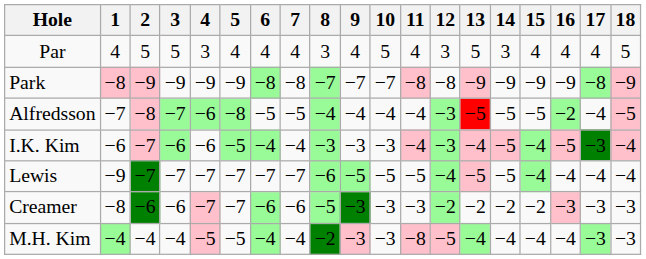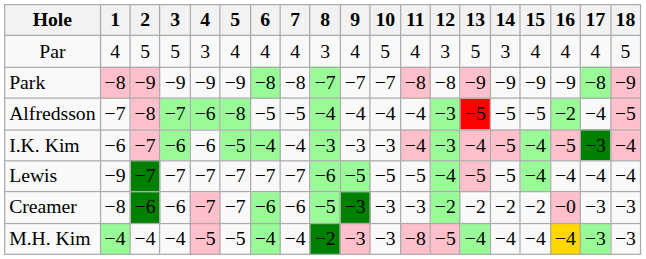(565, 207) −3 -> (565, 207) −0
(565, 238) no background -> (565, 238) gold background
